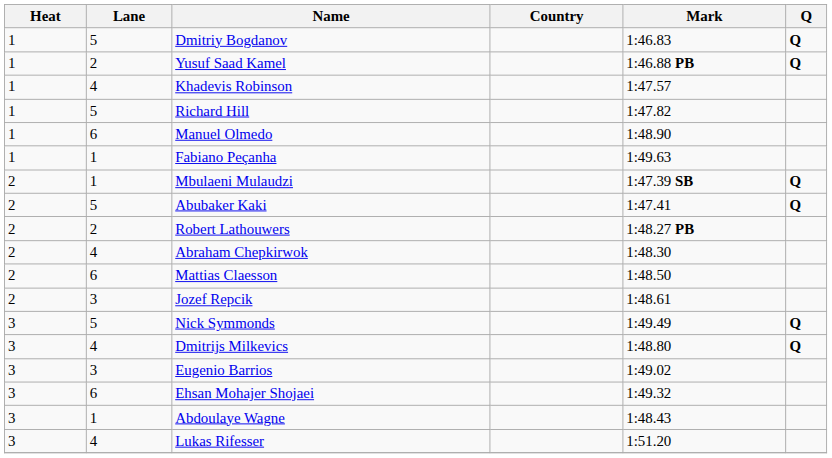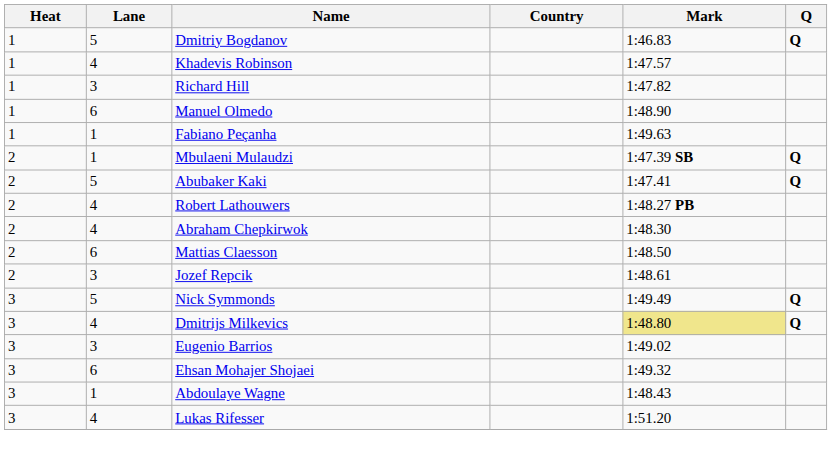- row: (231, 63)
(93, 110) 5 -> (93, 87) 3
(93, 228) 2 -> (93, 205) 4
(649, 346) no background -> (649, 323) khaki background
